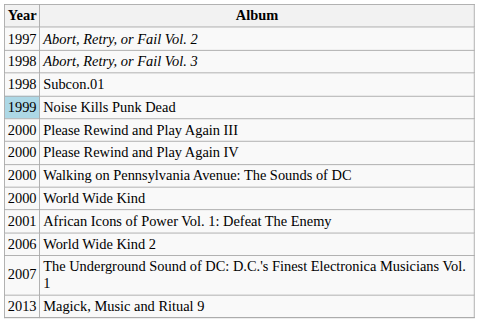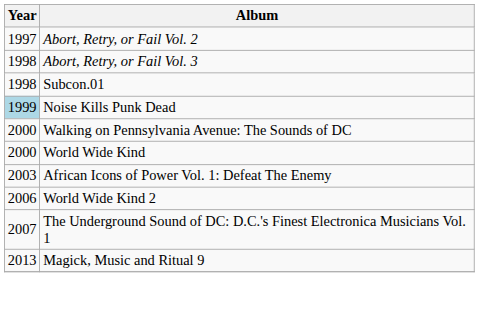- row: (141, 130)
- row: (141, 152)
(22, 221) 2001 -> (22, 175) 2003
